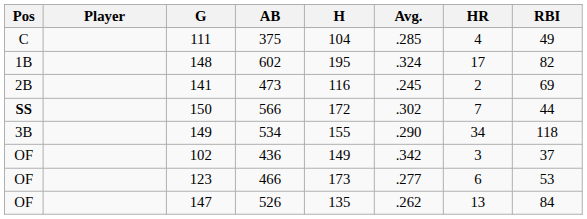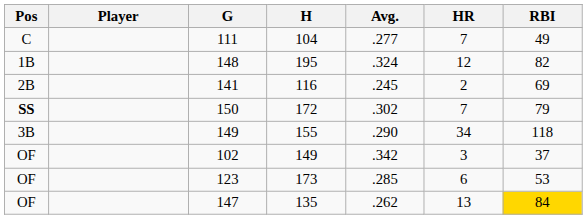- column: (270, 16)
(409, 39) .285 -> (385, 39) .277
(478, 39) 4 -> (464, 39) 7
(478, 62) 17 -> (464, 62) 12
(547, 109) 44 -> (542, 109) 79
(409, 179) .277 -> (385, 179) .285
(547, 202) no background -> (542, 202) gold background
